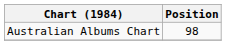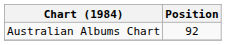(192, 31) 98 -> (192, 31) 92
